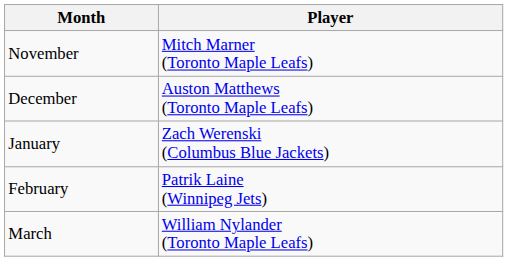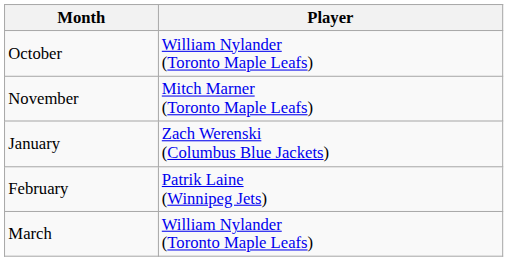+ row: (35, 53)
- row: (43, 98)
